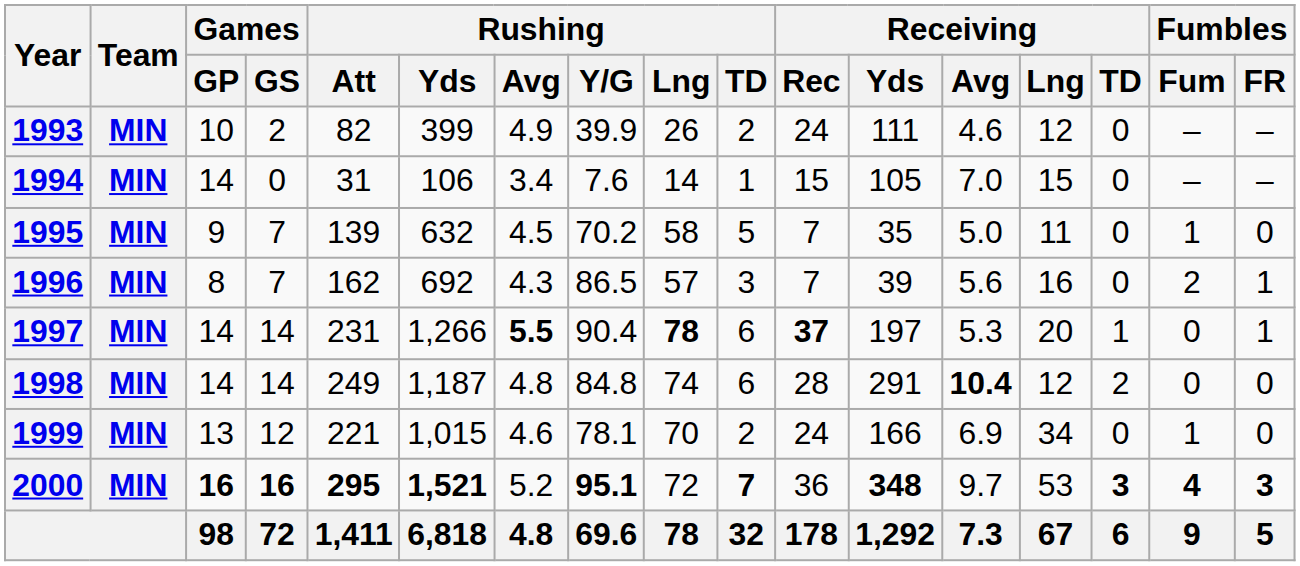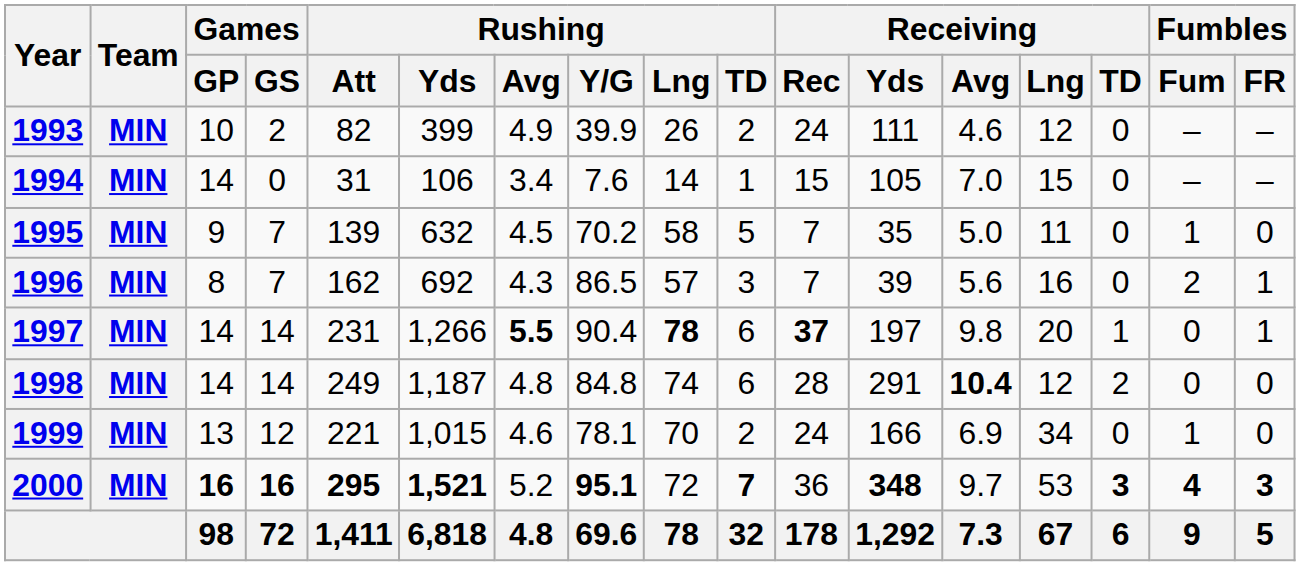(981, 332) 5.3 -> (981, 332) 9.8
